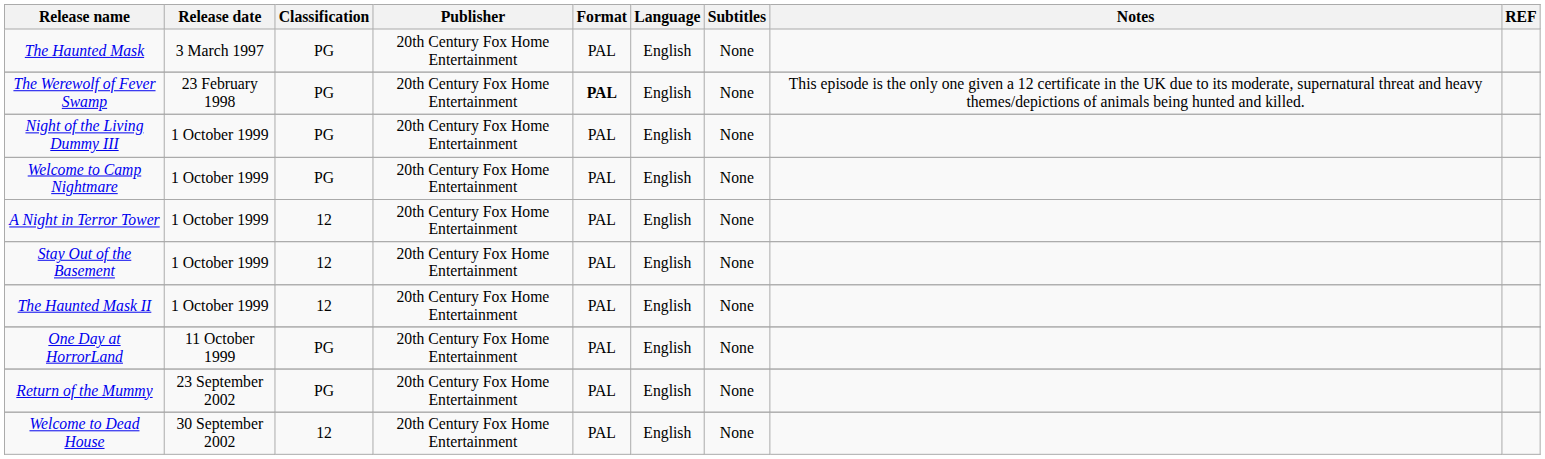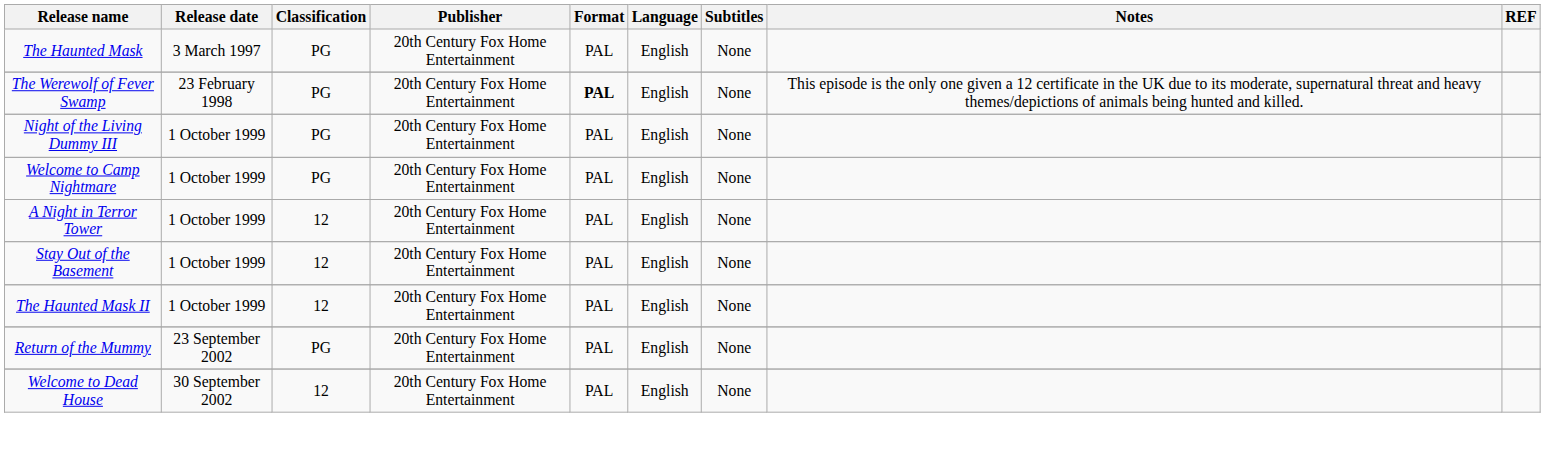- row: (84, 348)
